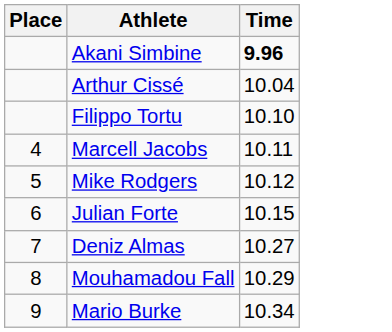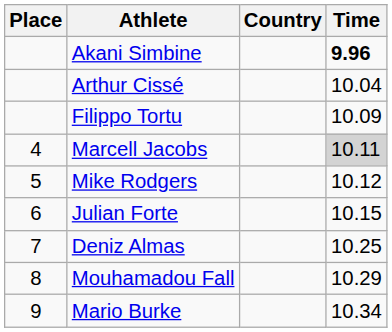+ column: (283, 20)
(269, 117) 10.10 -> (356, 117) 10.09
(268, 149) no background -> (356, 149) lightgrey background
(269, 246) 10.27 -> (356, 246) 10.25
